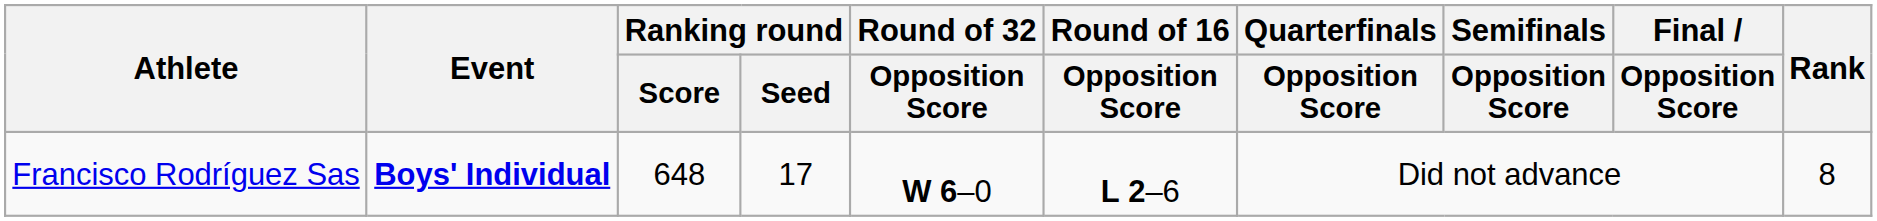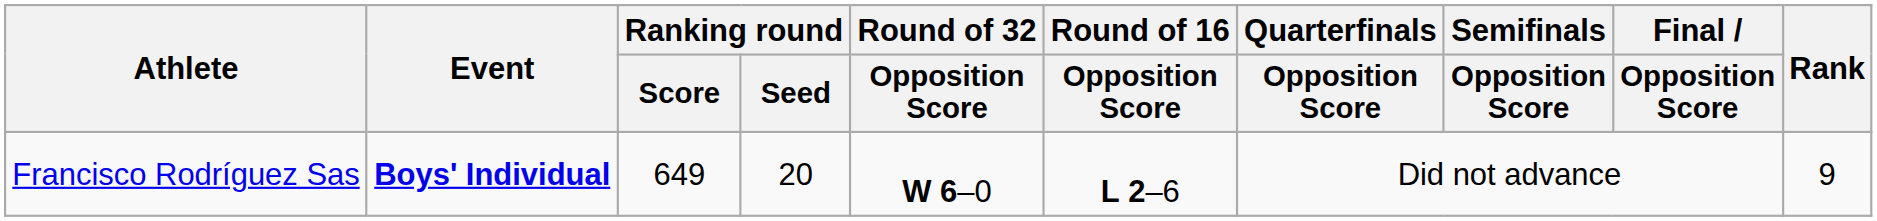(679, 174) 648 -> (679, 174) 649
(796, 174) 17 -> (796, 174) 20
(1827, 174) 8 -> (1827, 174) 9
